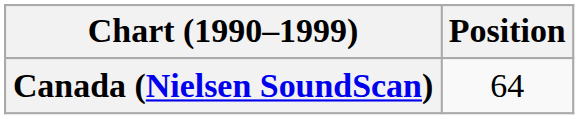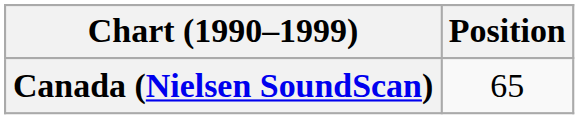(507, 85) 64 -> (507, 85) 65
